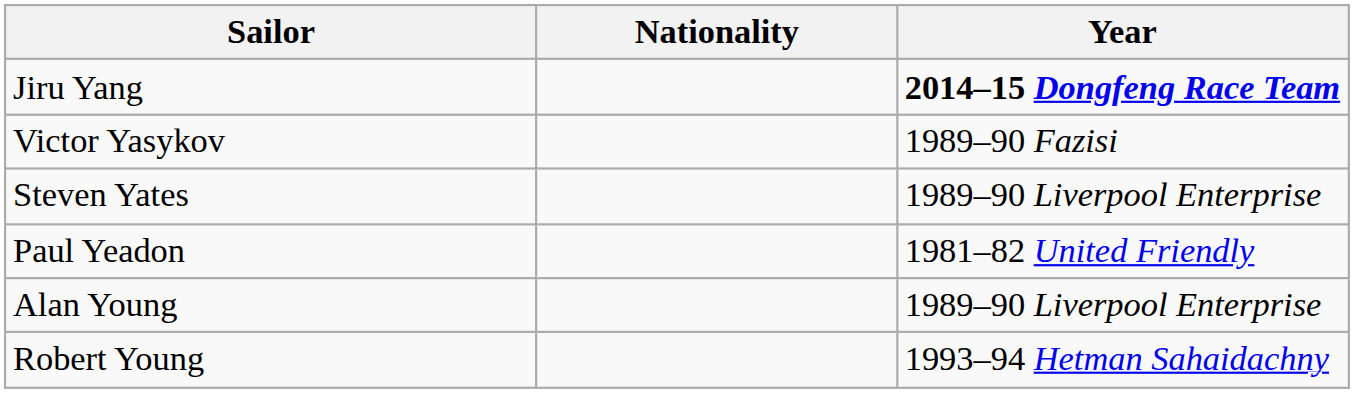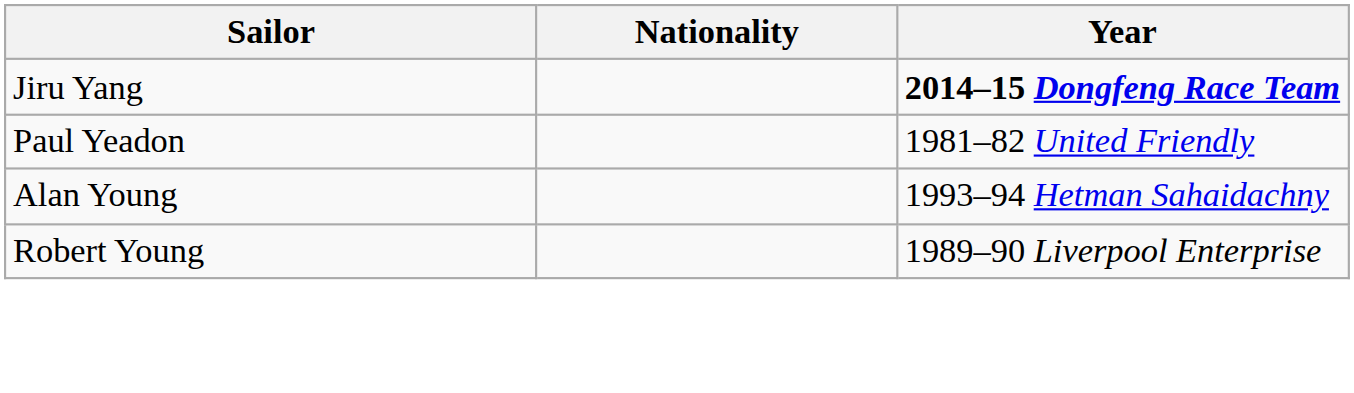- row: (119, 140)
- row: (101, 195)
(1113, 304) 1989–90 Liverpool Enterprise -> (1117, 195) 1993–94 Hetman Sahaidachny
(1117, 359) 1993–94 Hetman Sahaidachny -> (1113, 250) 1989–90 Liverpool Enterprise
